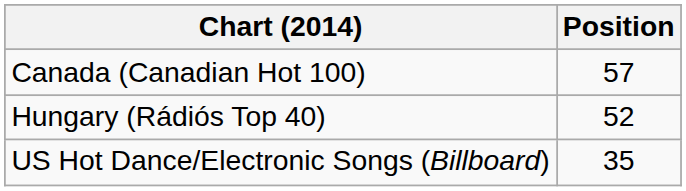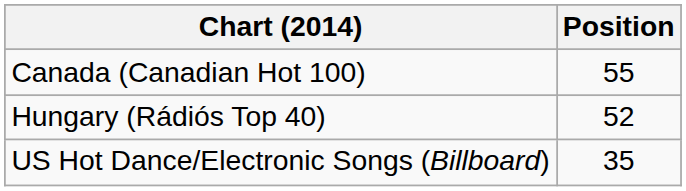(619, 71) 57 -> (619, 71) 55
